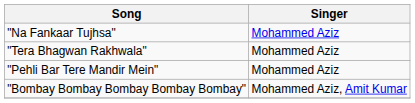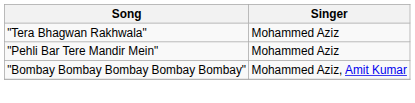- row: (61, 33)
